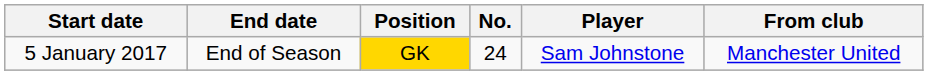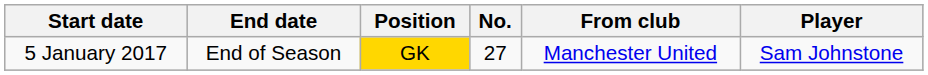columns swapped: (613, 21) <-> (814, 21)
(495, 53) 24 -> (495, 53) 27
